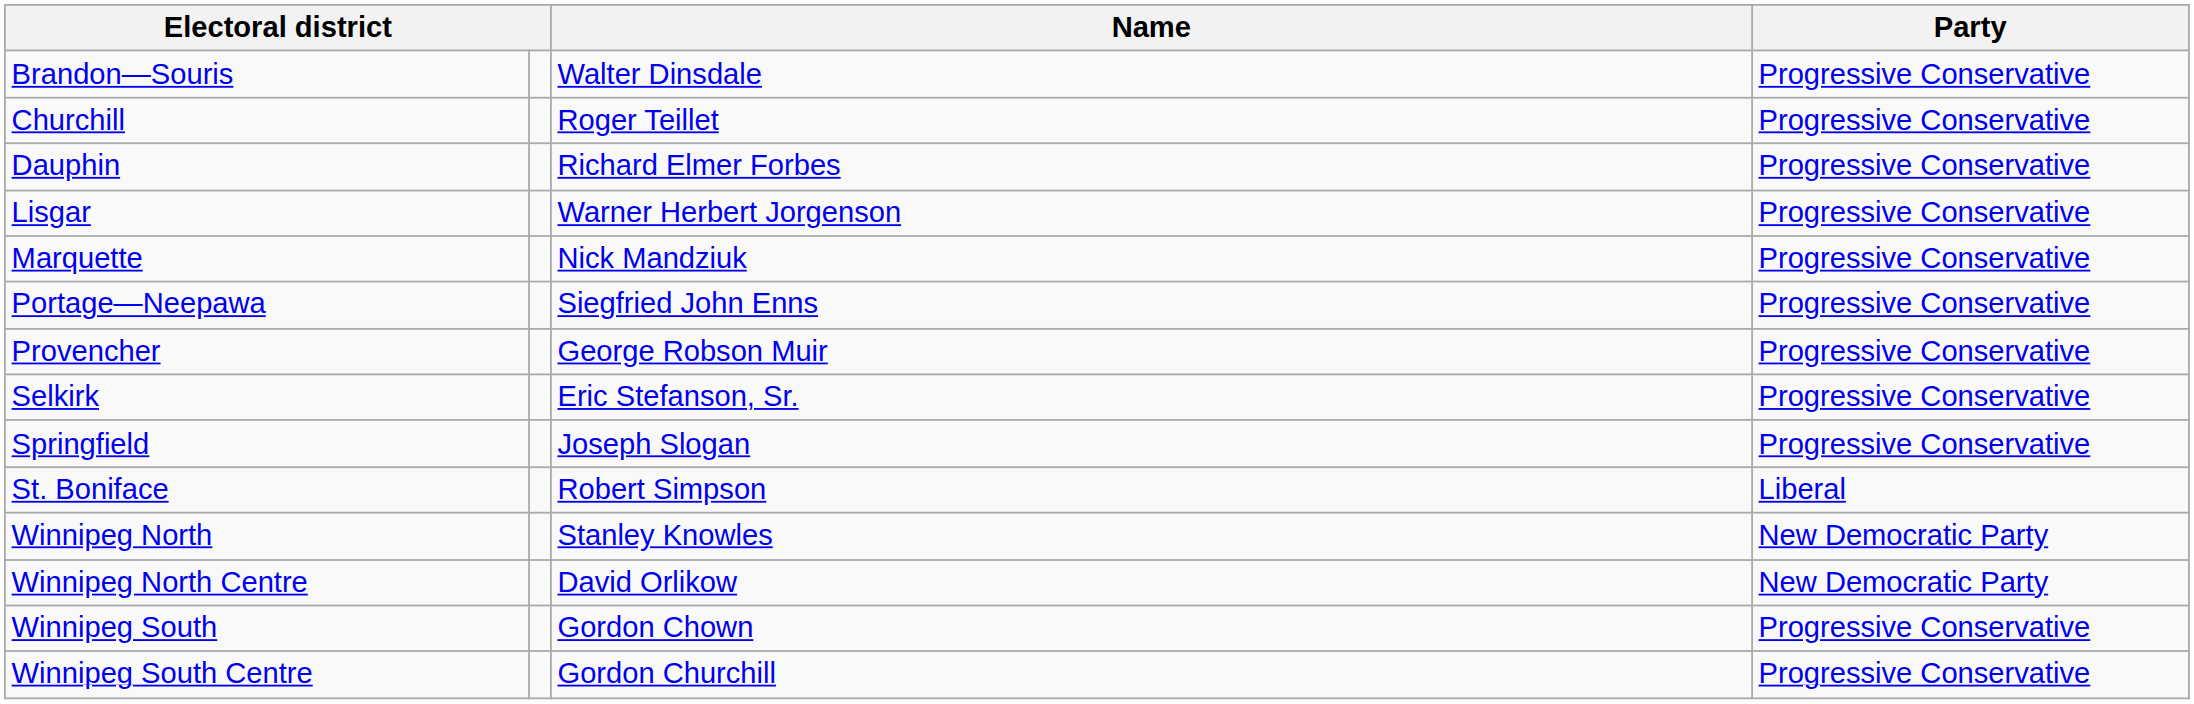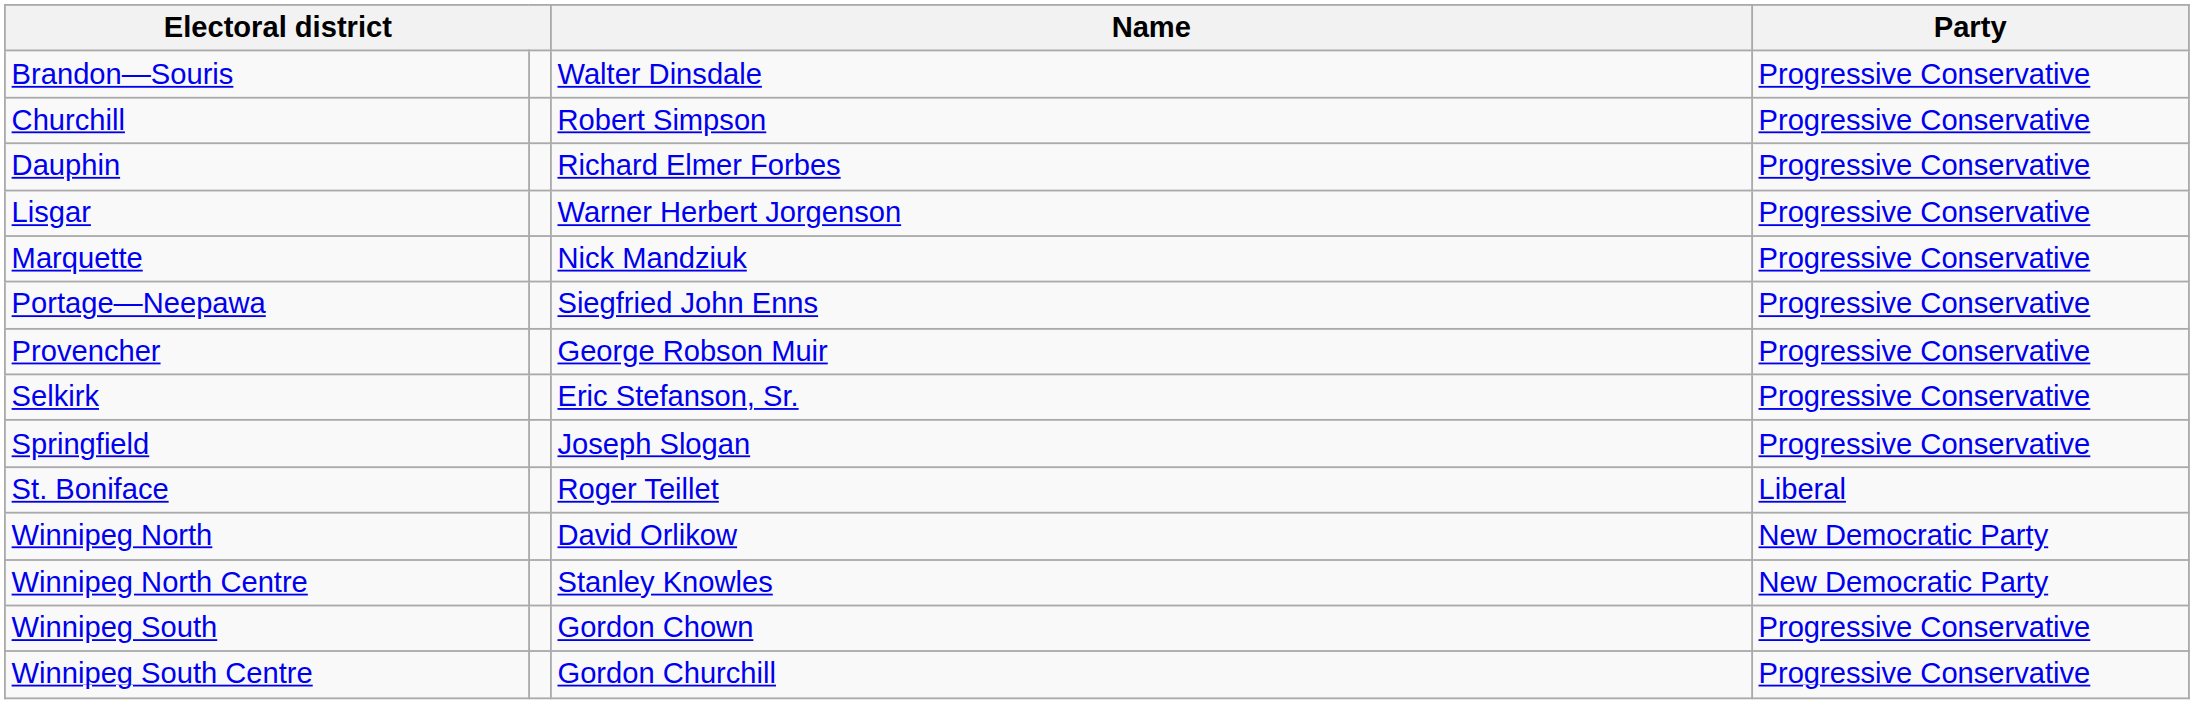(638, 119) Roger Teillet -> (662, 119) Robert Simpson
(662, 489) Robert Simpson -> (638, 489) Roger Teillet
(665, 535) Stanley Knowles -> (647, 535) David Orlikow
(647, 581) David Orlikow -> (665, 581) Stanley Knowles
